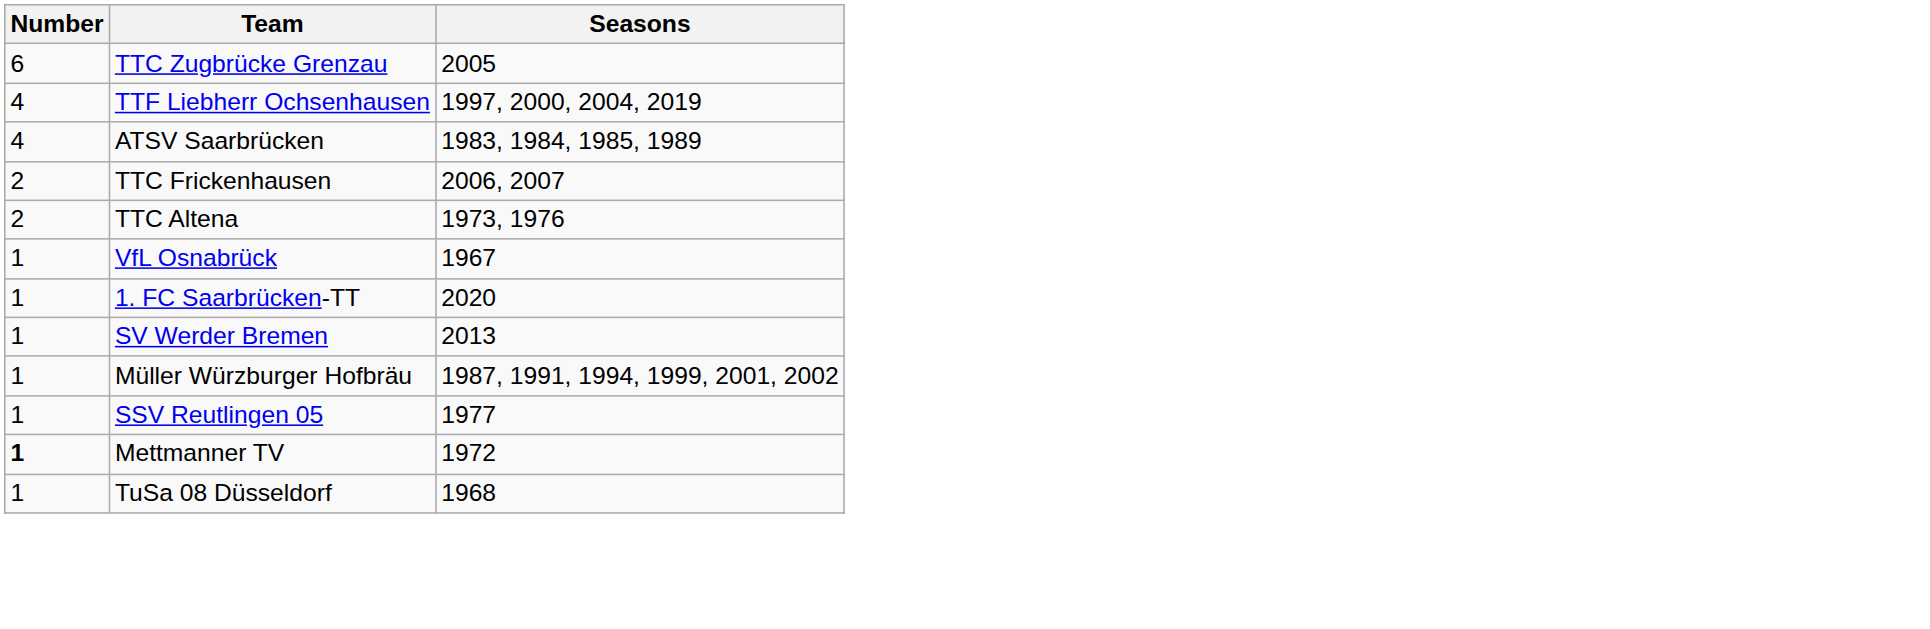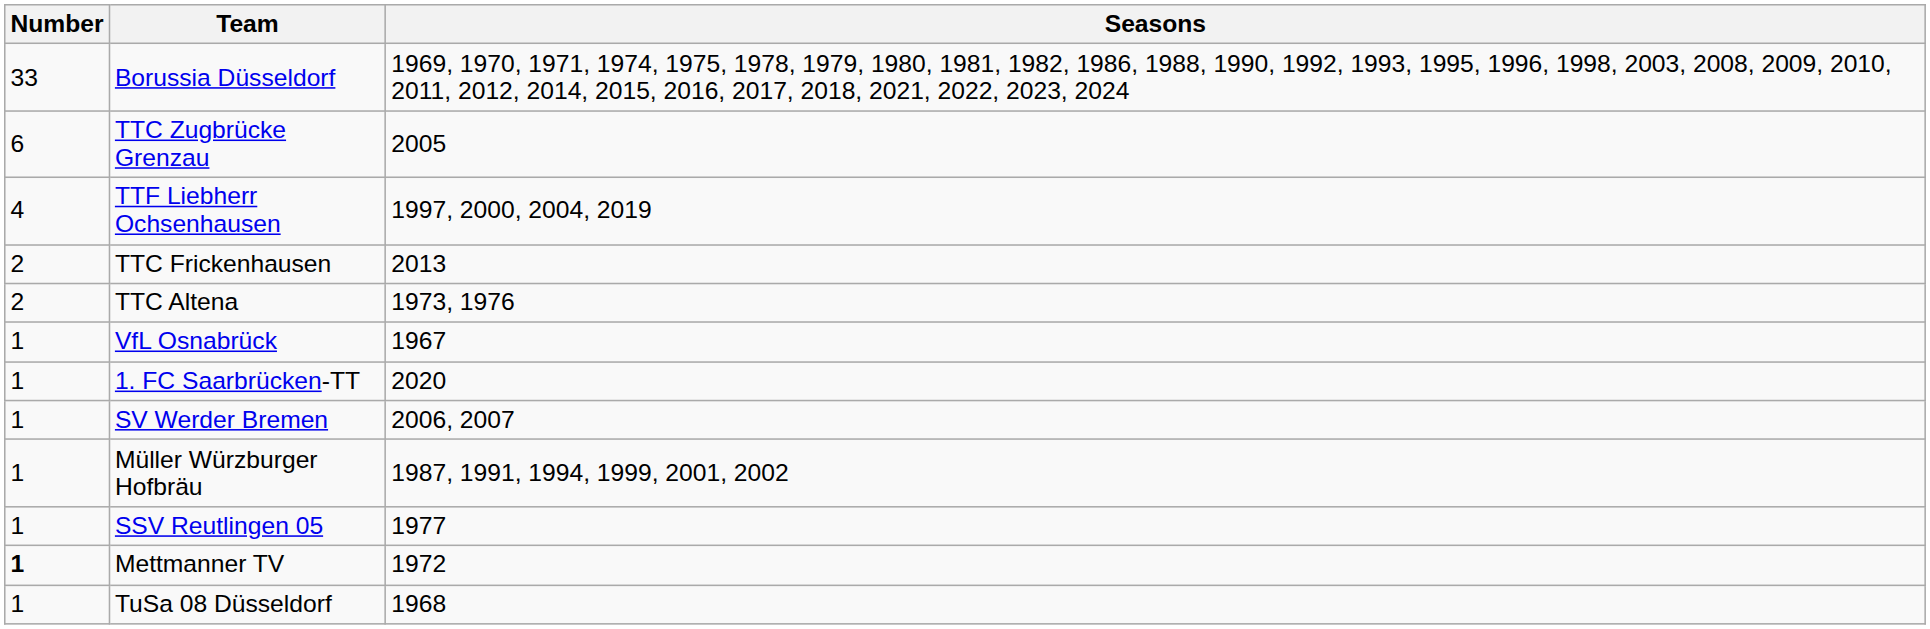+ row: (225, 76)
- row: (219, 141)
(503, 180) 2006, 2007 -> (419, 263) 2013
(469, 336) 2013 -> (453, 419) 2006, 2007
